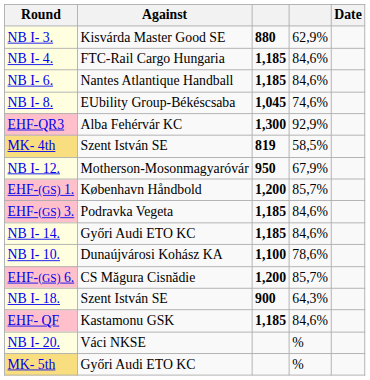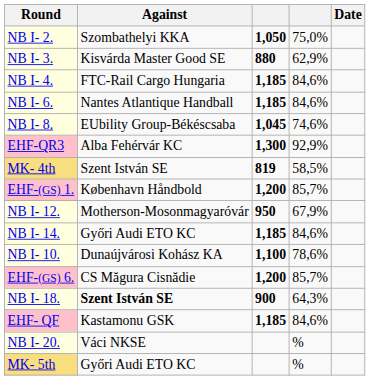+ row: (30, 37)
rows swapped: (41, 189) <-> (34, 168)
- row: (41, 211)
(124, 299) normal -> (127, 299) bold
